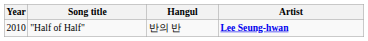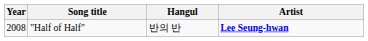(16, 28) 2010 -> (16, 28) 2008
